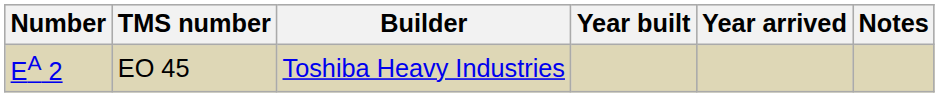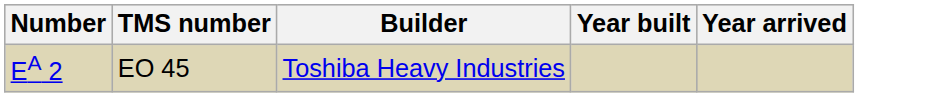- column: (894, 24)
